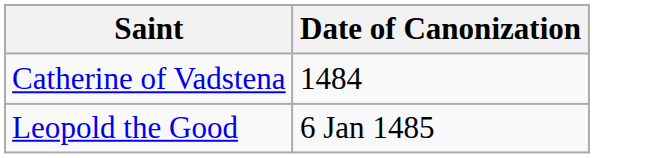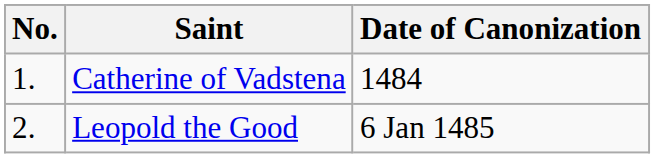+ column: (35, 29)
